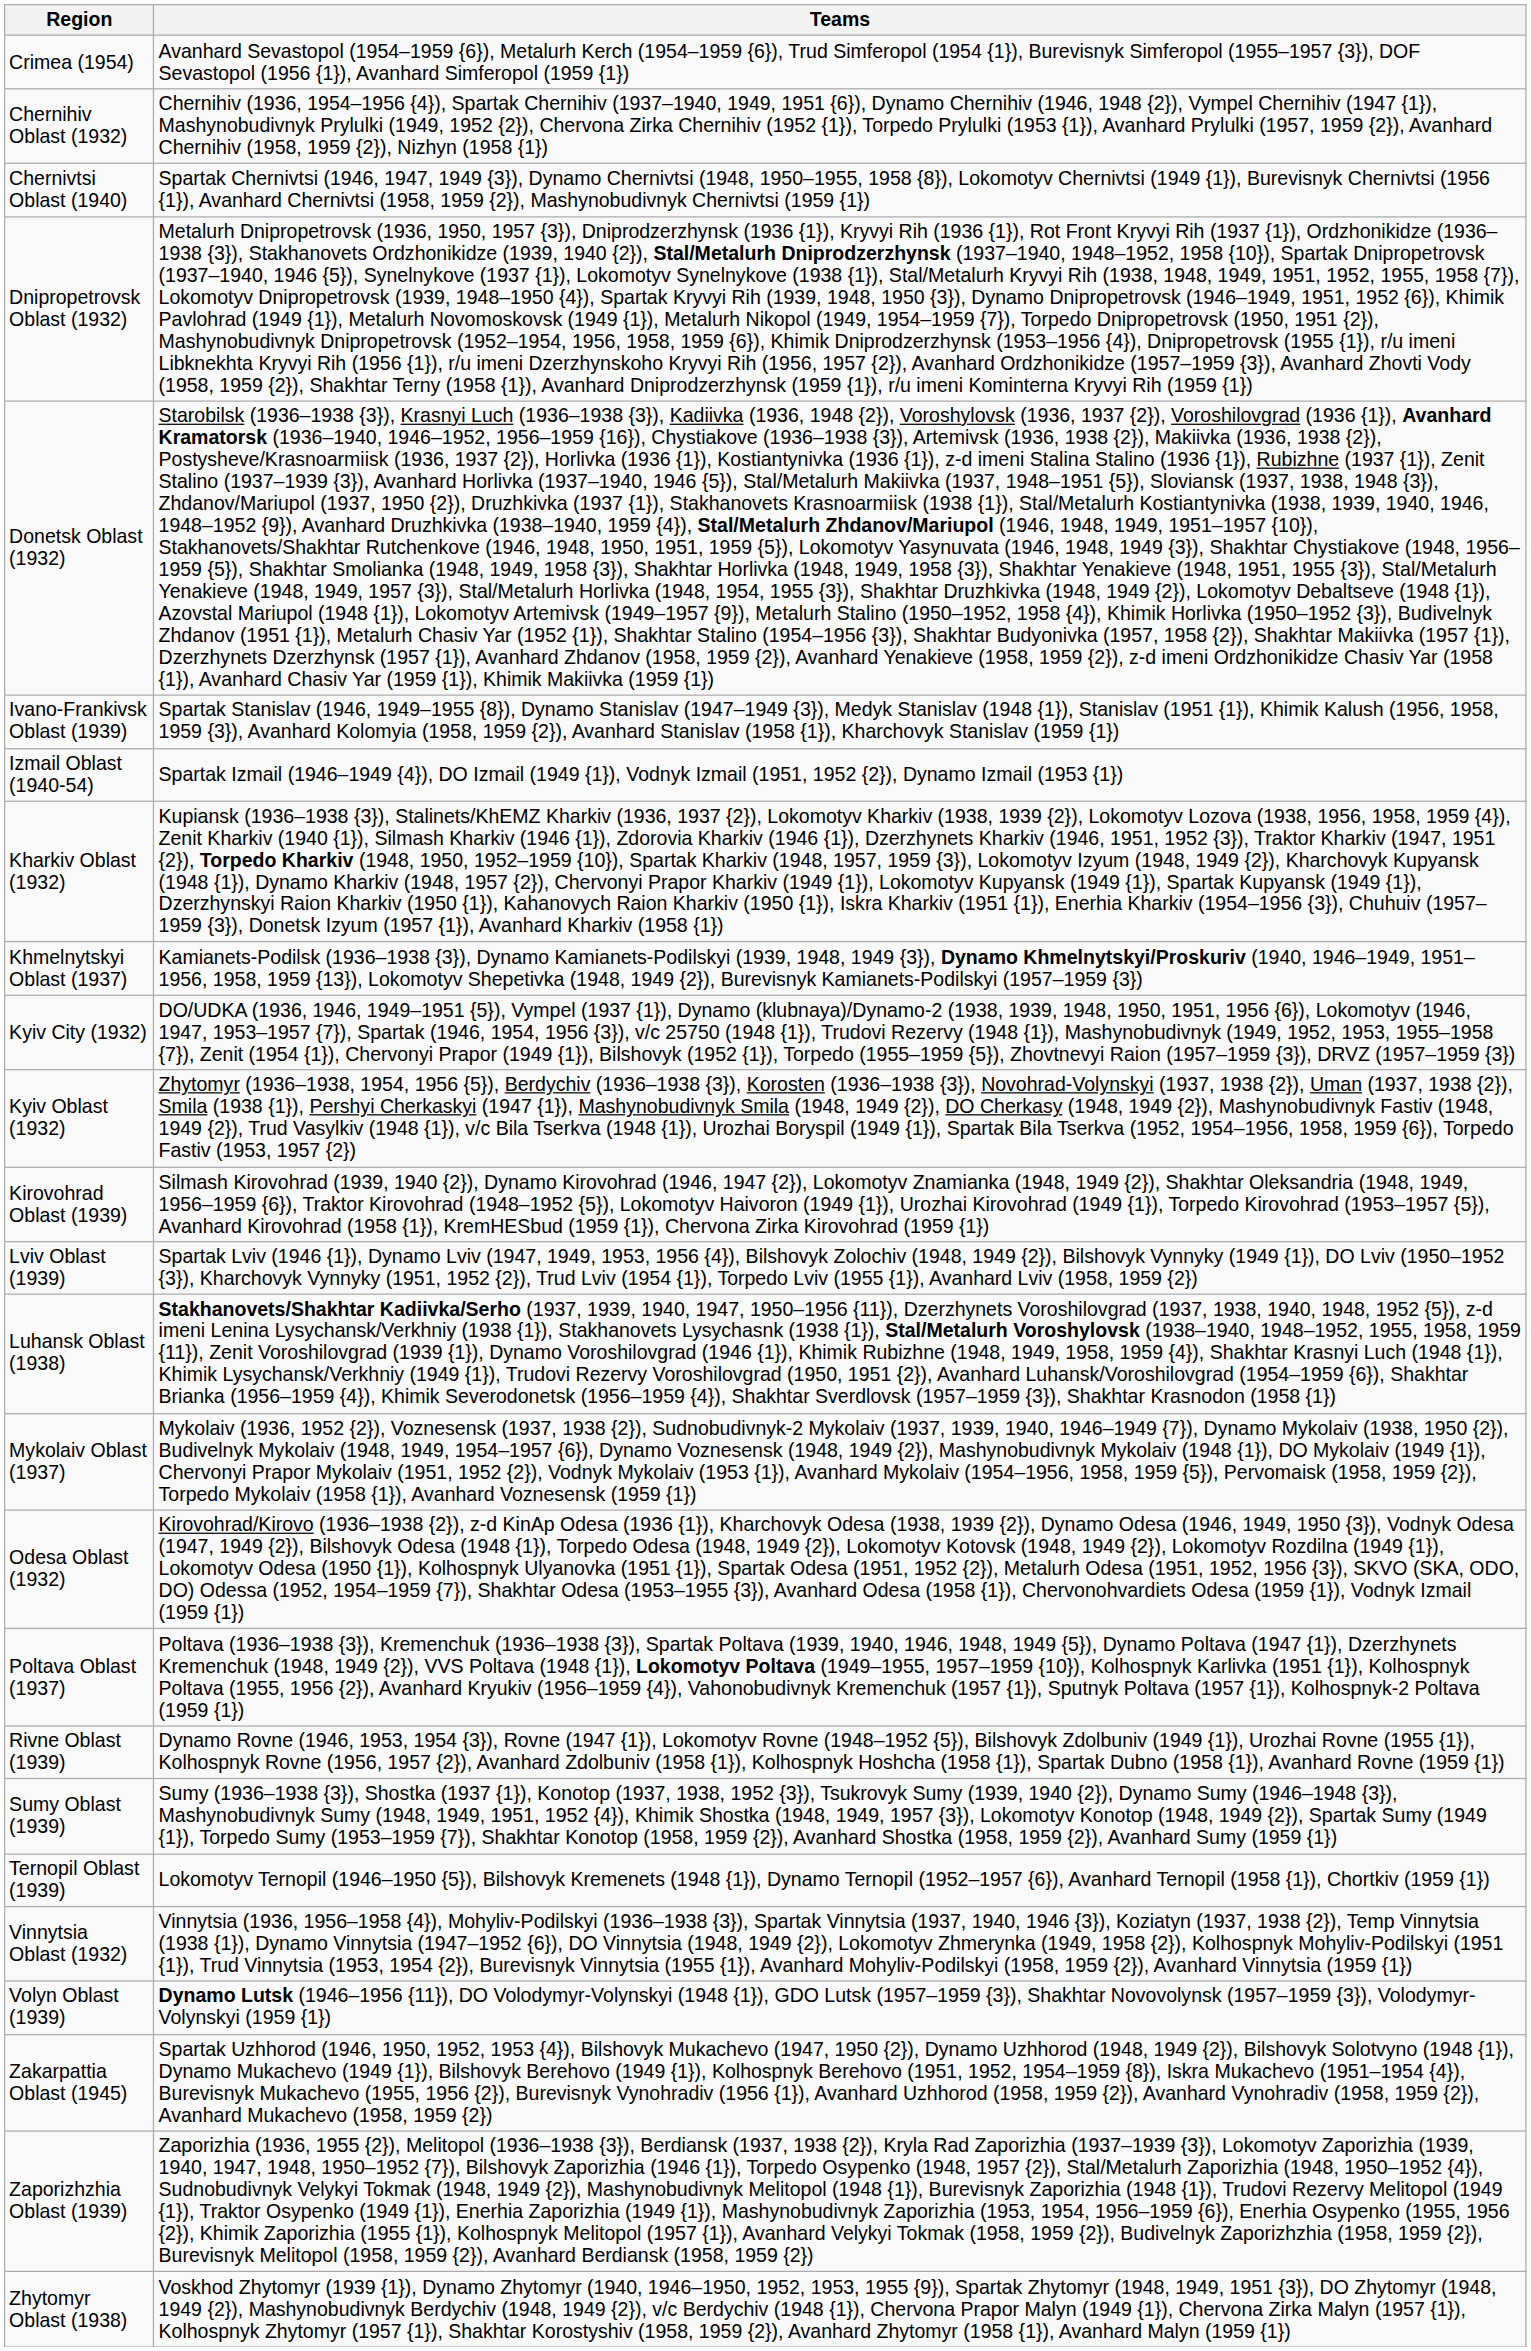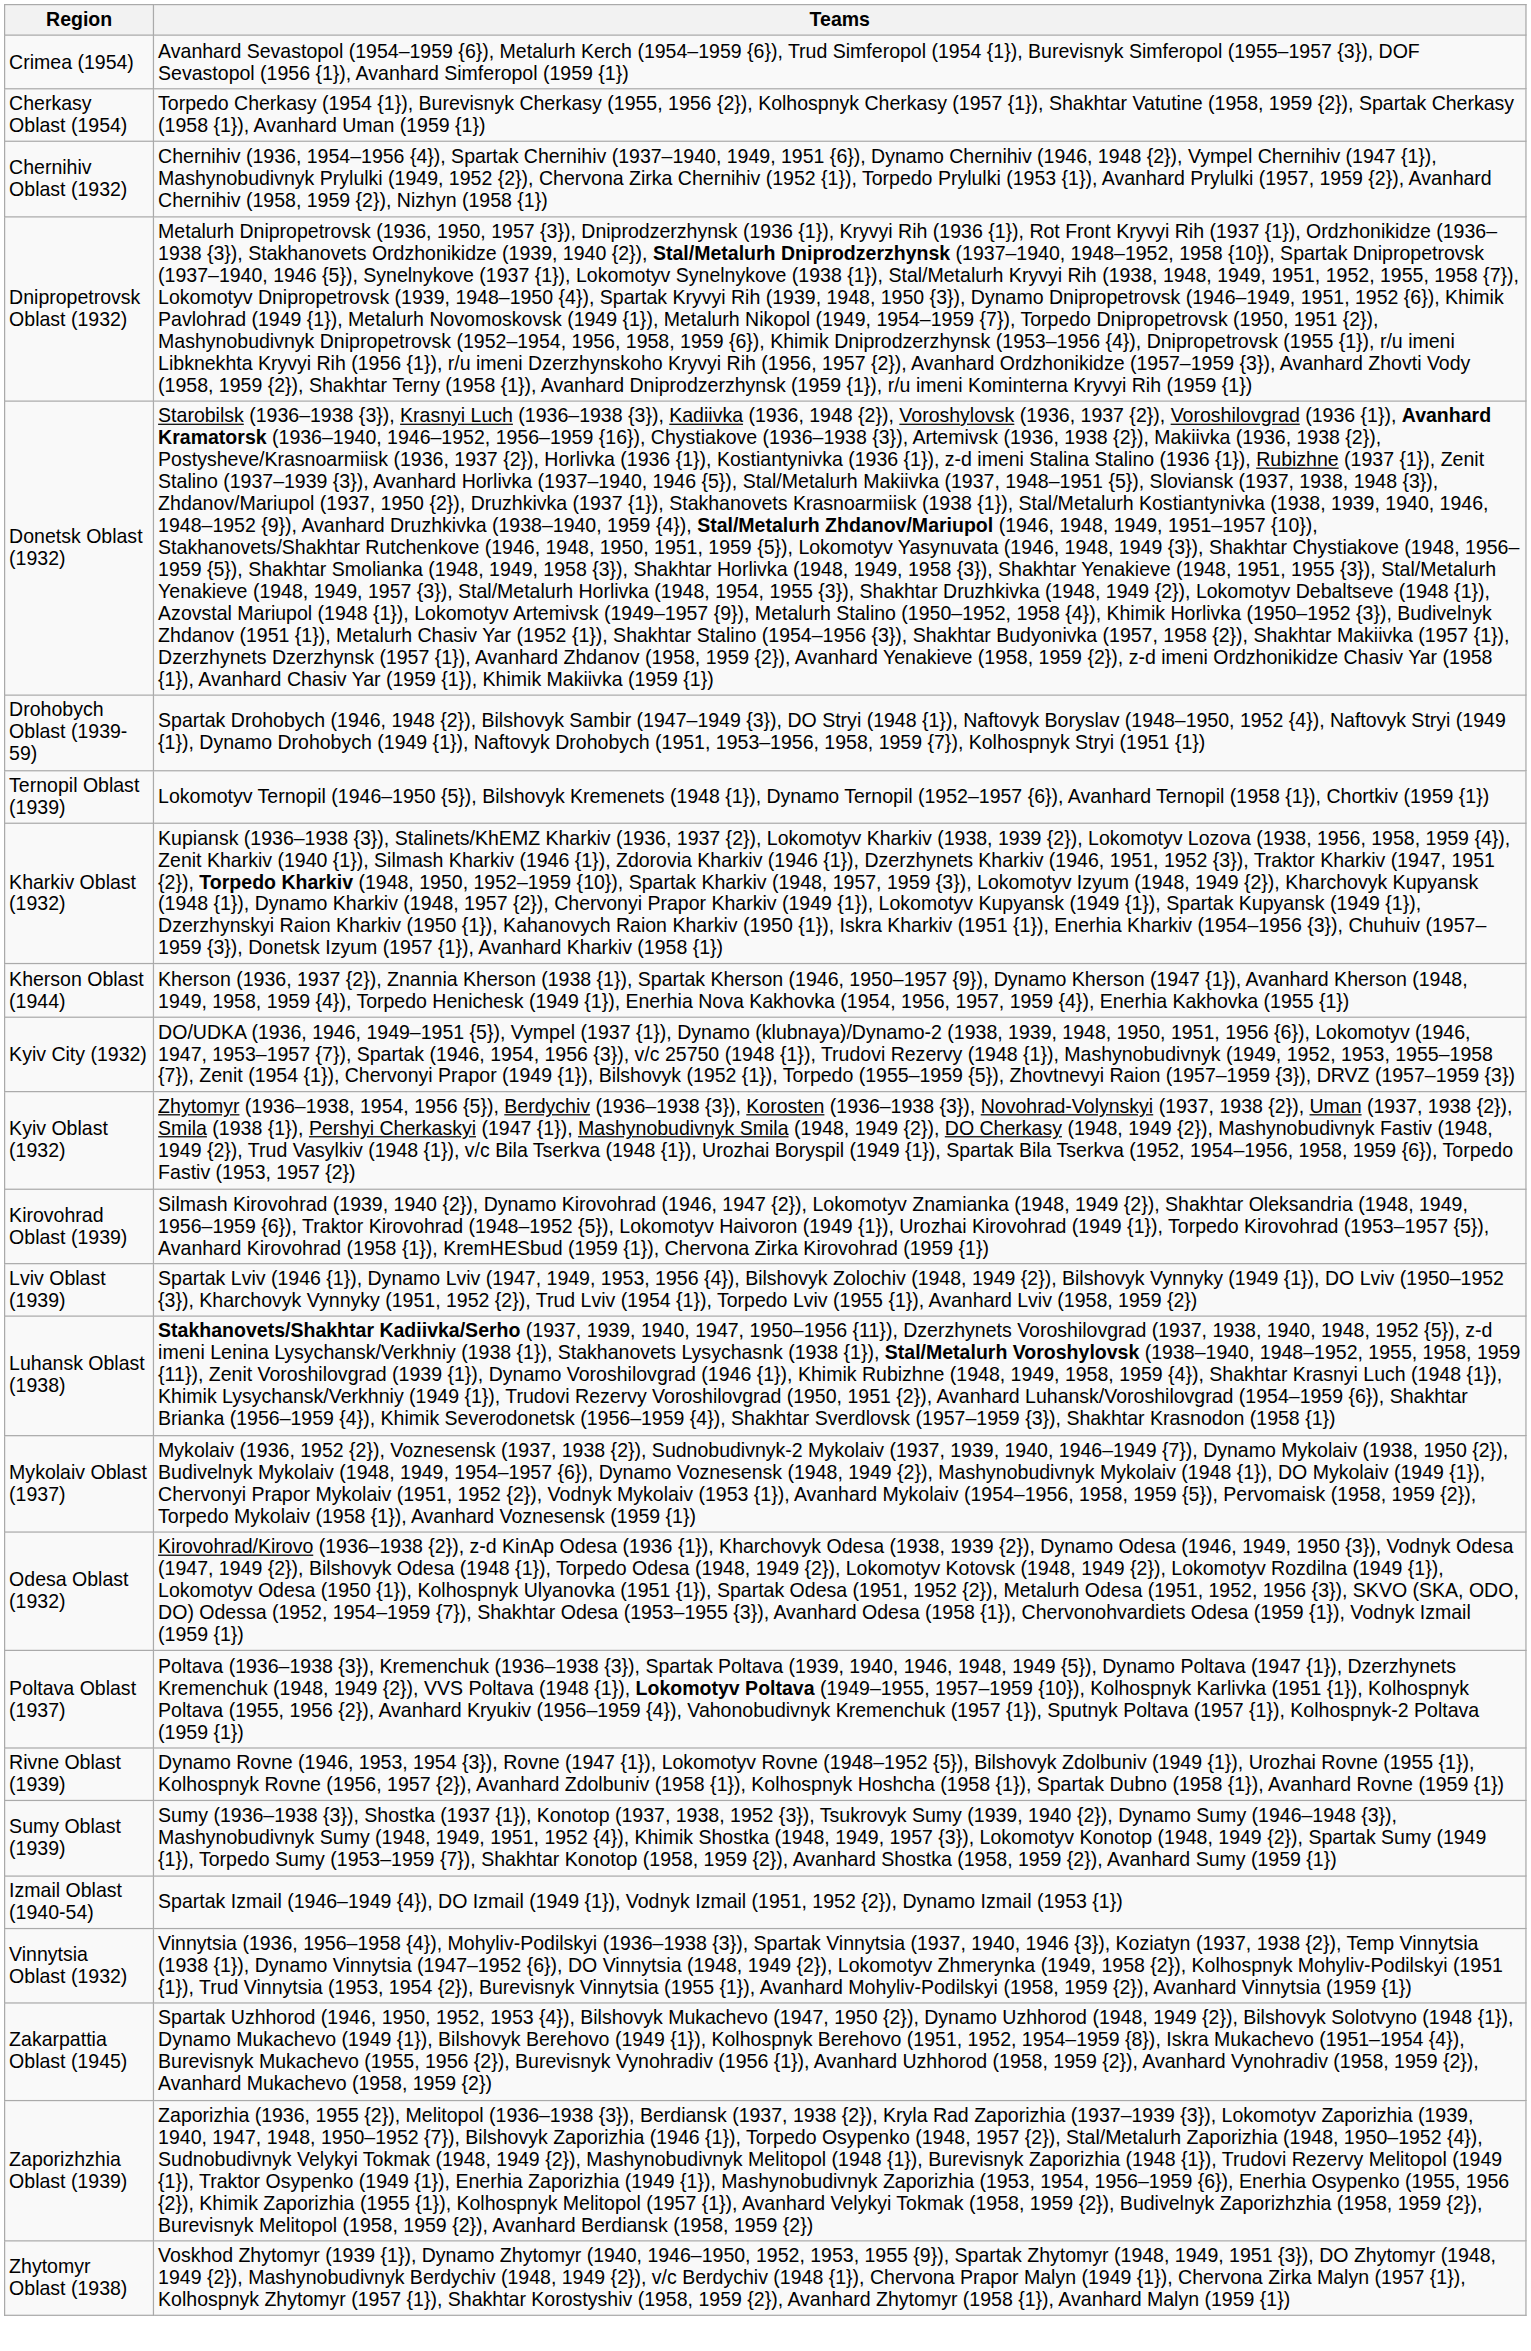+ row: (68, 114)
- row: (68, 189)
+ row: (68, 732)
- row: (78, 721)
rows swapped: (66, 774) <-> (74, 1879)
+ row: (76, 990)
- row: (68, 968)
- row: (64, 2007)
